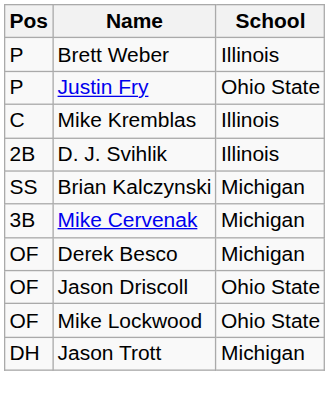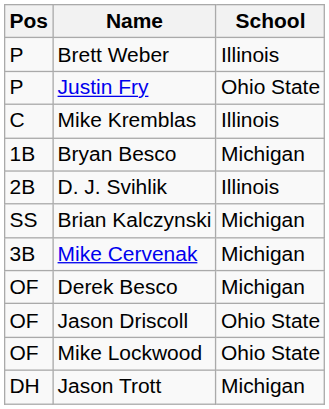+ row: (117, 154)
